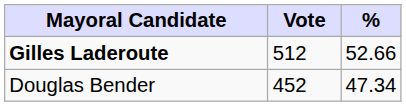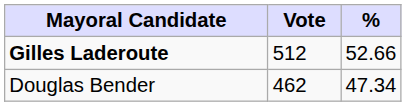(290, 85) 452 -> (290, 85) 462
